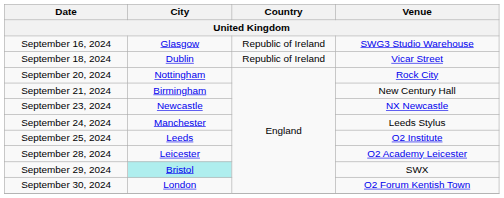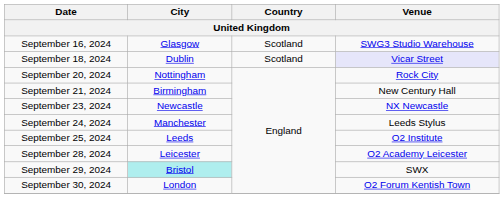(284, 43) Republic of Ireland -> (284, 43) Scotland
(284, 59) Republic of Ireland -> (284, 59) Scotland
(417, 59) no background -> (417, 59) lavender background
